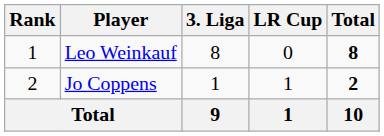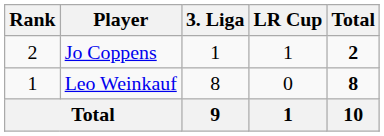rows swapped: (121, 51) <-> (111, 83)
